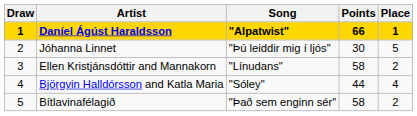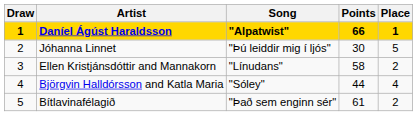(359, 102) 58 -> (359, 102) 61
